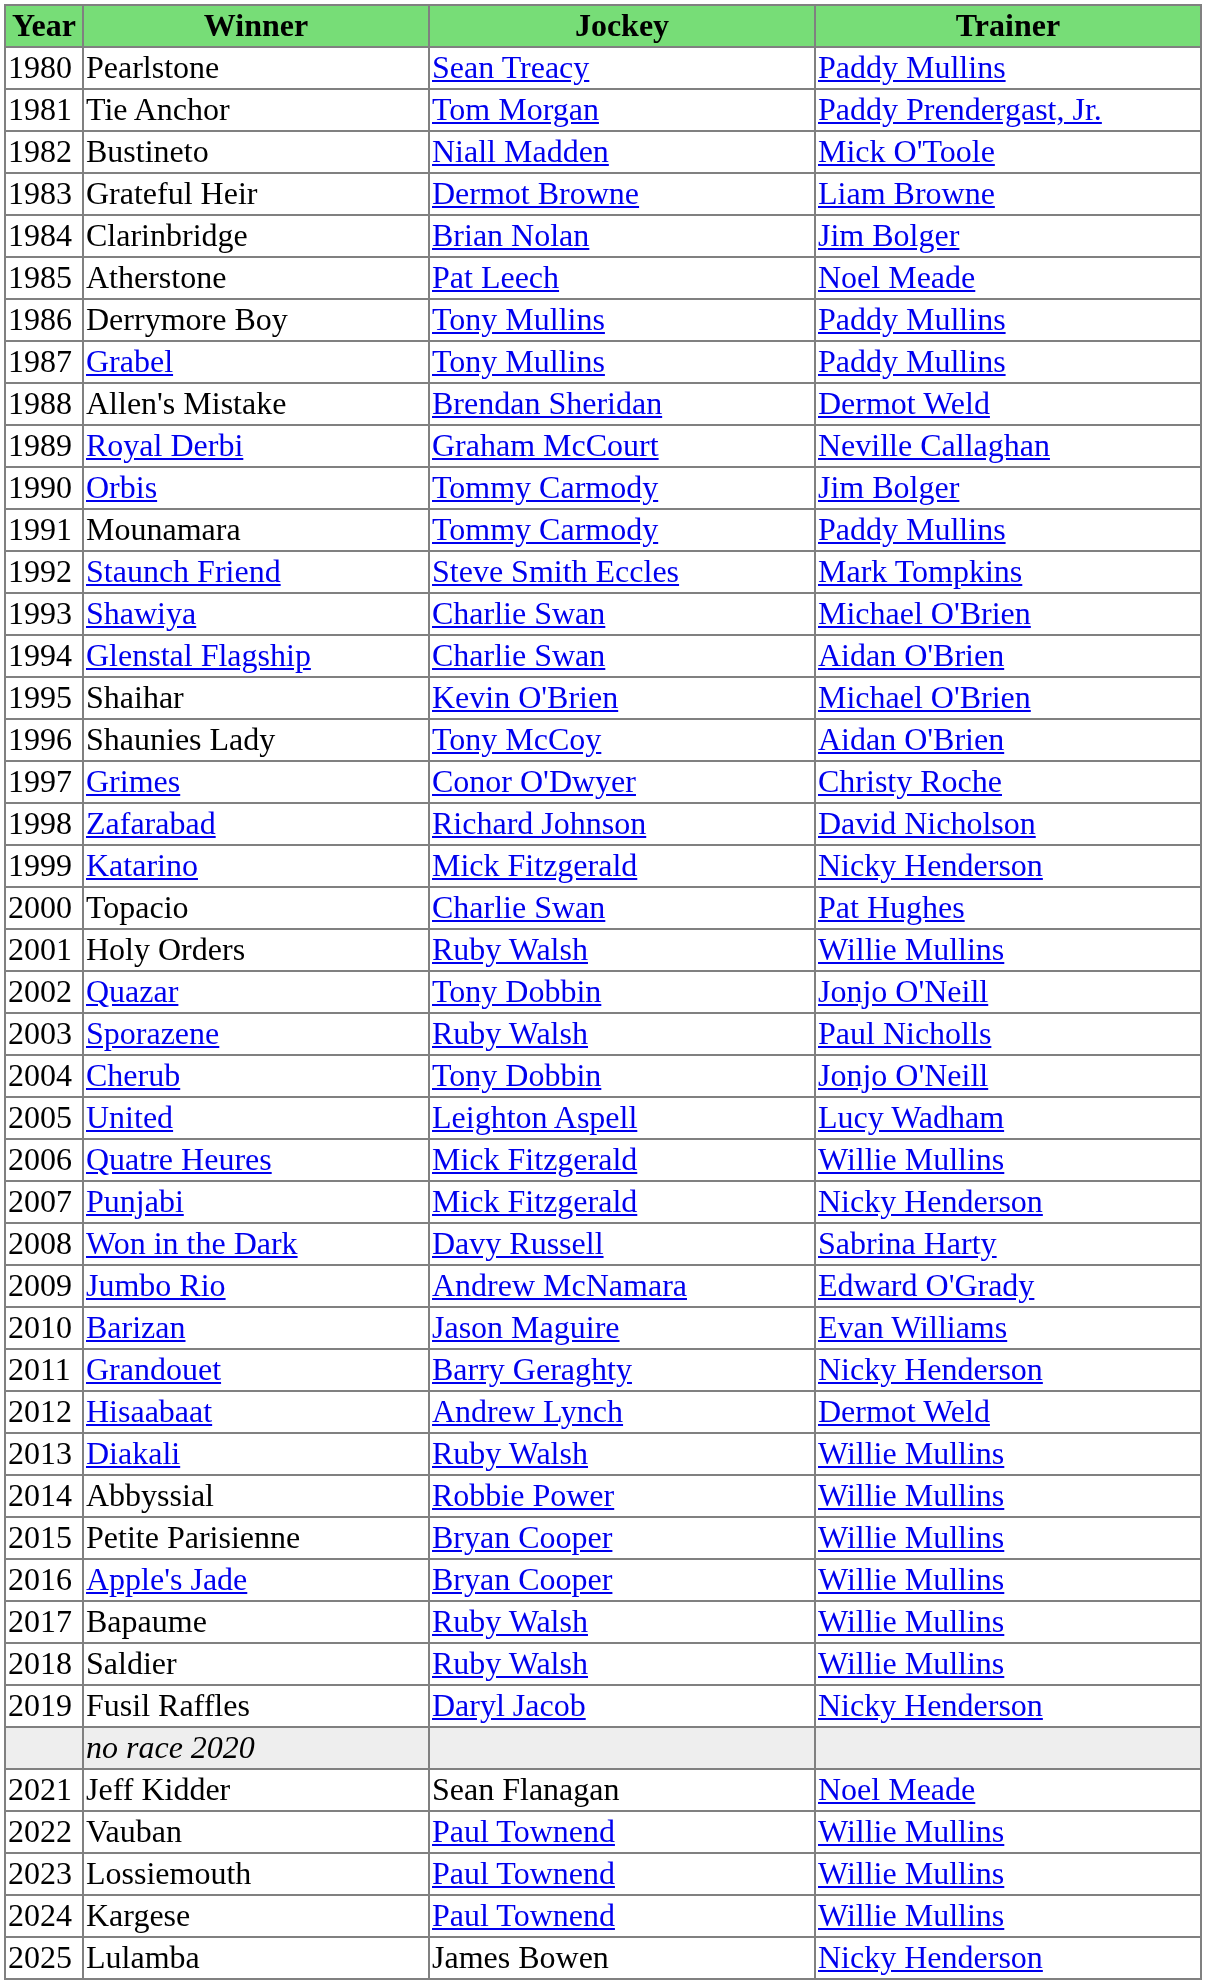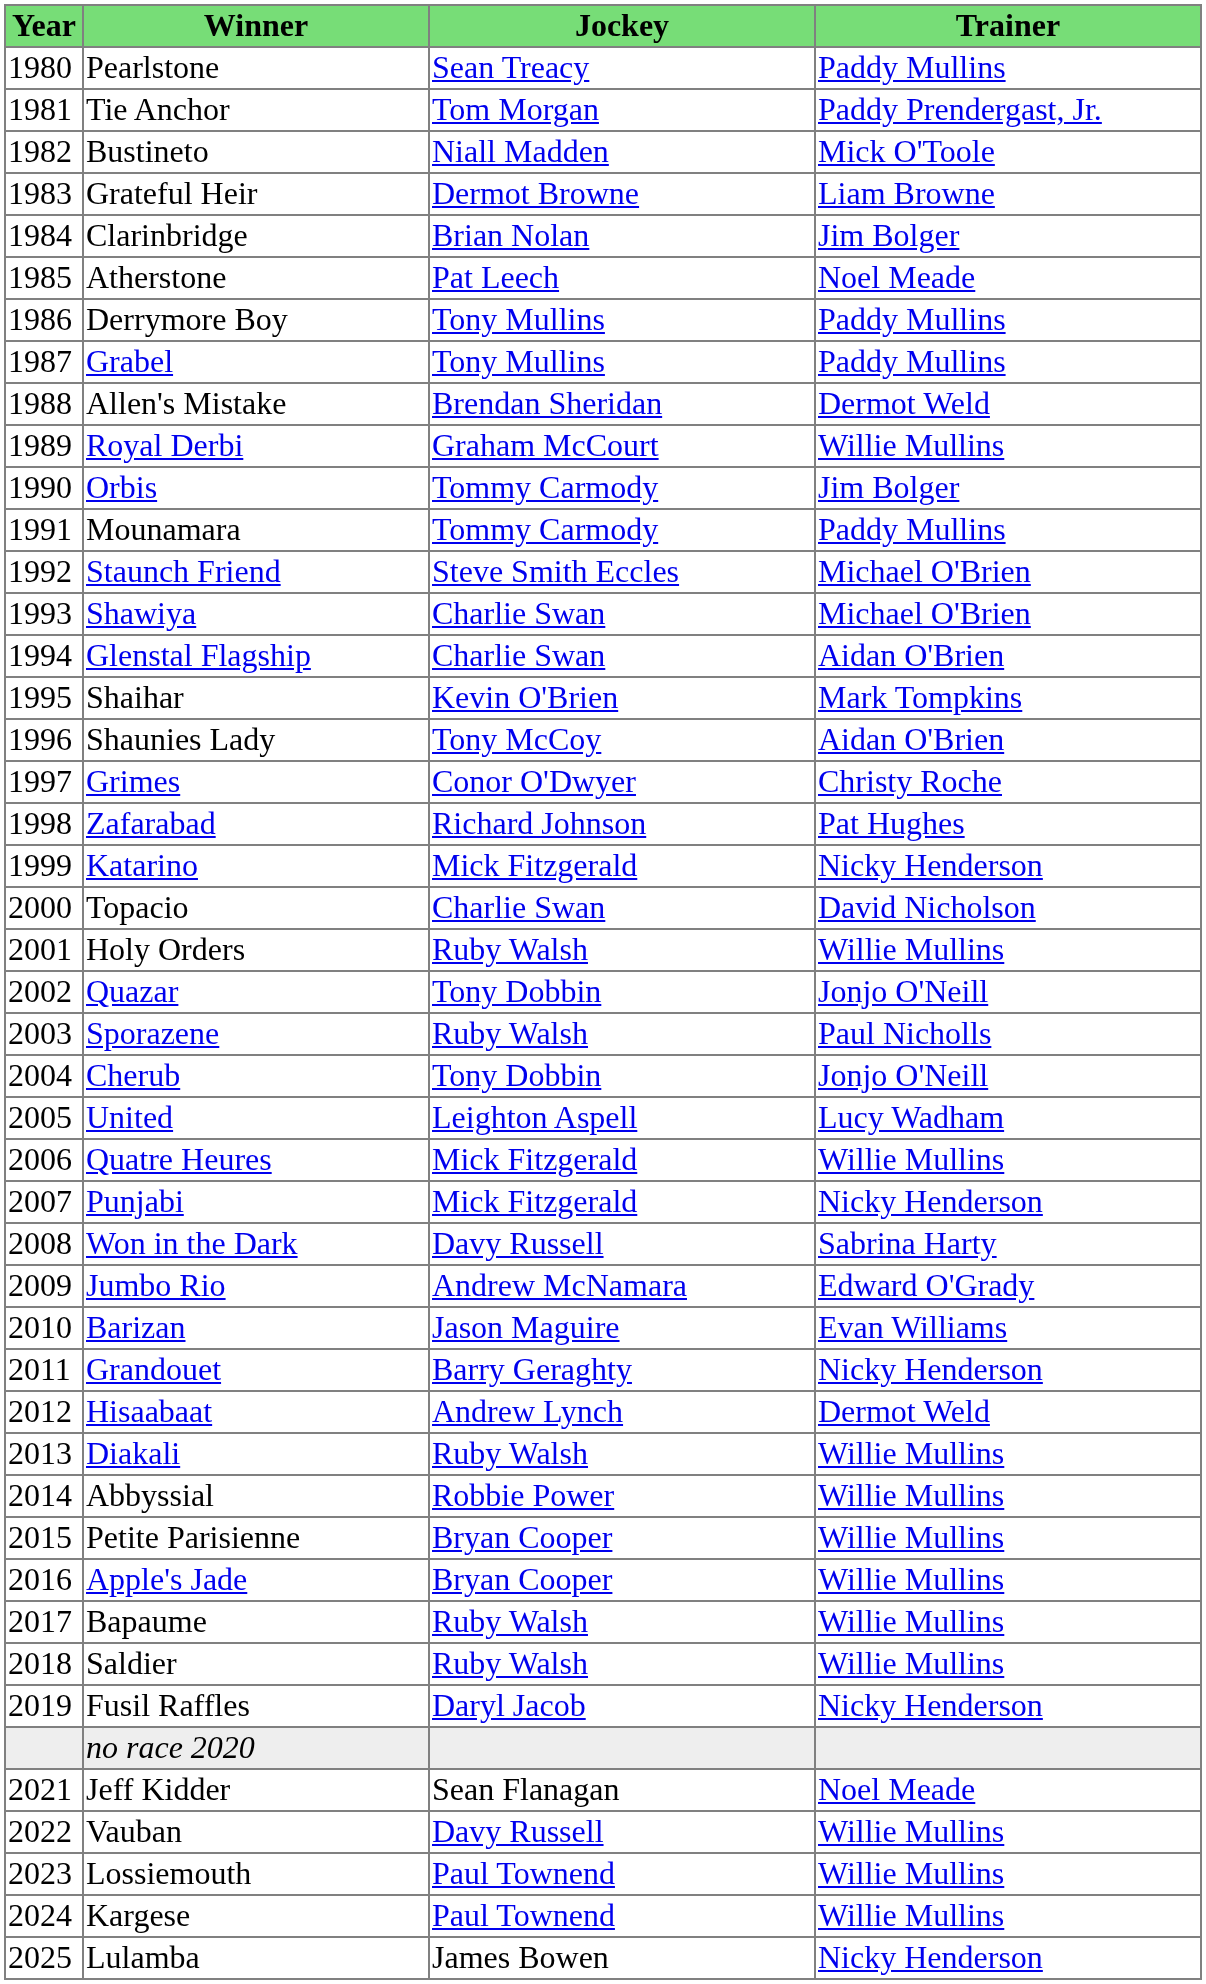(934, 445) Neville Callaghan -> (911, 445) Willie Mullins
(920, 571) Mark Tompkins -> (924, 571) Michael O'Brien
(924, 697) Michael O'Brien -> (920, 697) Mark Tompkins
(927, 823) David Nicholson -> (891, 823) Pat Hughes
(891, 907) Pat Hughes -> (927, 907) David Nicholson
(523, 1831) Paul Townend -> (518, 1831) Davy Russell
